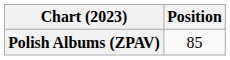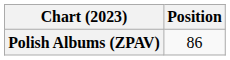(194, 42) 85 -> (194, 42) 86
